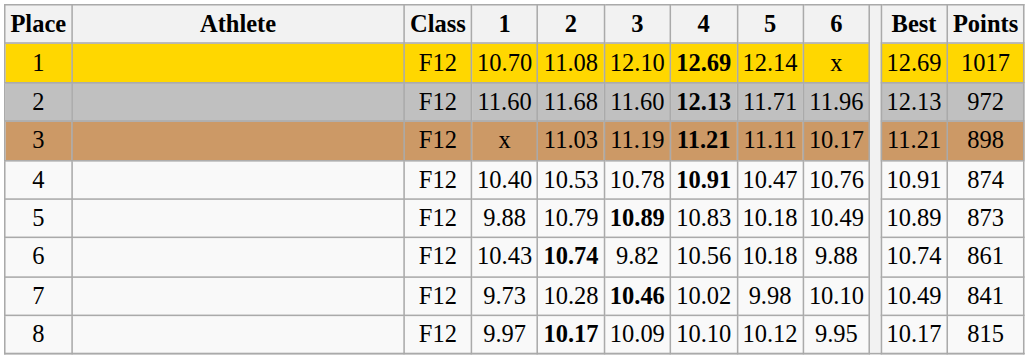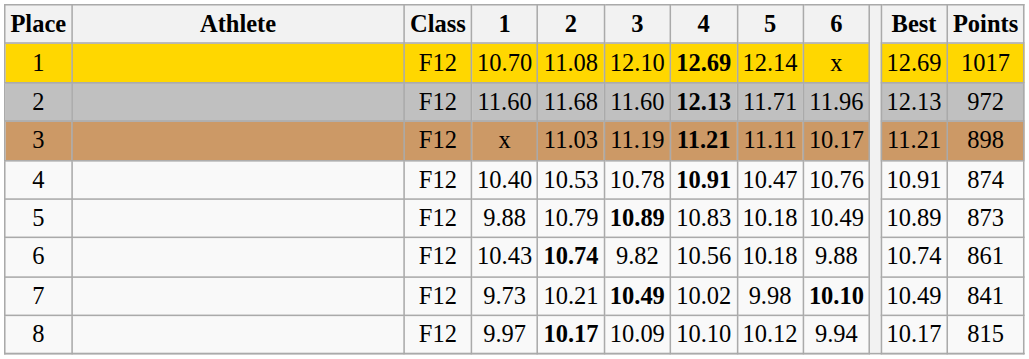(571, 295) 10.28 -> (571, 295) 10.21
(637, 295) 10.46 -> (637, 295) 10.49
(836, 295) normal -> (836, 295) bold
(836, 334) 9.95 -> (836, 334) 9.94
